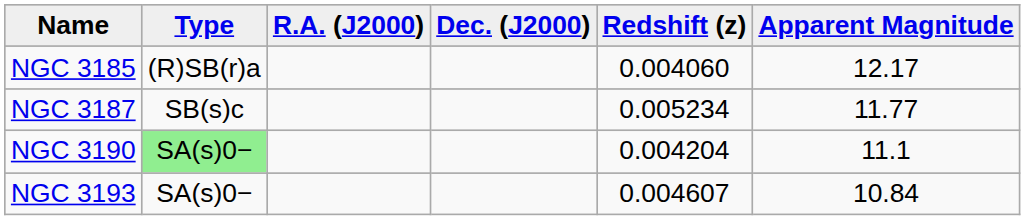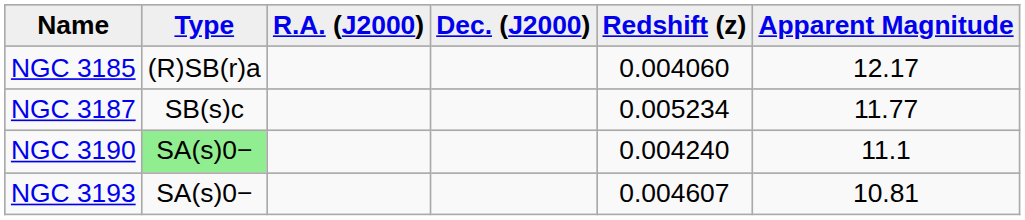(674, 151) 0.004204 -> (674, 151) 0.004240
(886, 192) 10.84 -> (886, 192) 10.81
